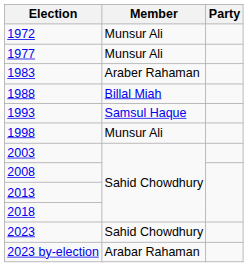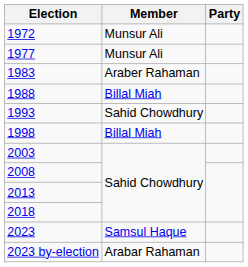(146, 113) Samsul Haque -> (154, 113) Sahid Chowdhury
(134, 133) Munsur Ali -> (133, 133) Billal Miah
(154, 232) Sahid Chowdhury -> (146, 232) Samsul Haque
